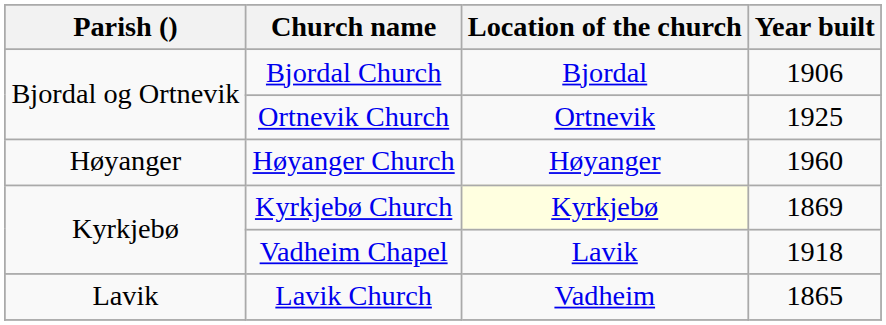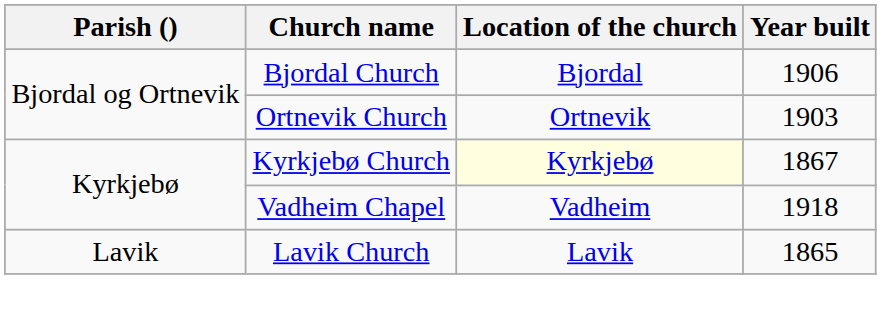(815, 116) 1925 -> (810, 116) 1903
- row: (354, 161)
(815, 206) 1869 -> (810, 161) 1867
(605, 251) Lavik -> (600, 206) Vadheim
(605, 296) Vadheim -> (600, 251) Lavik
